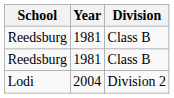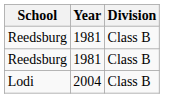(137, 81) Division 2 -> (129, 81) Class B
